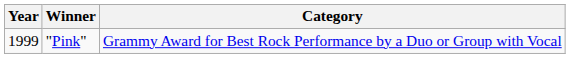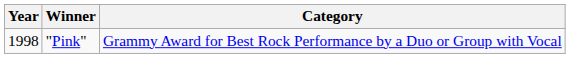(23, 41) 1999 -> (23, 41) 1998
